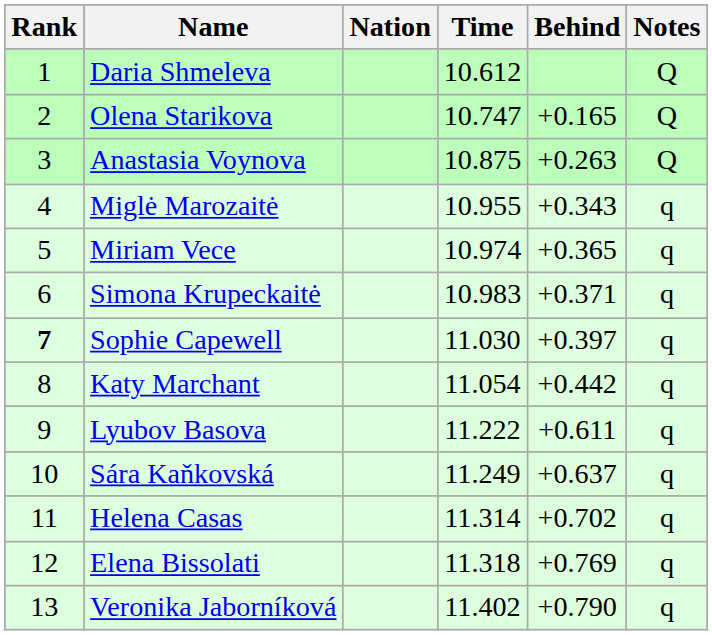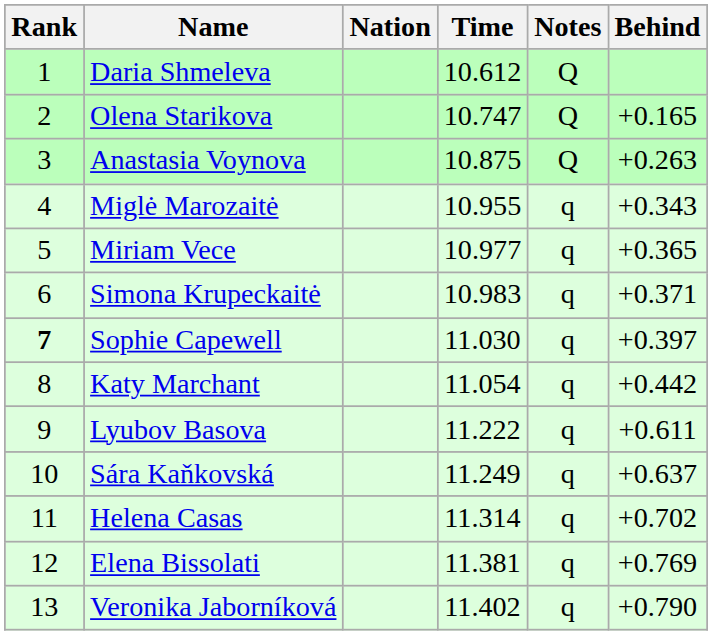columns swapped: (577, 26) <-> (667, 26)
(482, 250) 10.974 -> (482, 250) 10.977
(482, 562) 11.318 -> (482, 562) 11.381
